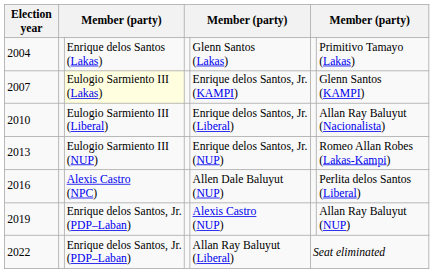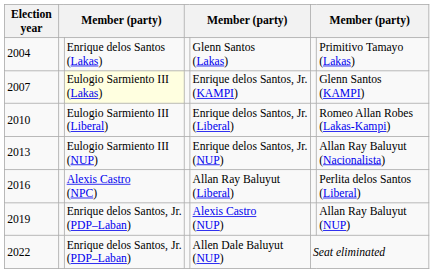(363, 120) Allan Ray Baluyut (Nacionalista) -> (366, 120) Romeo Allan Robes (Lakas-Kampi)
(366, 153) Romeo Allan Robes (Lakas-Kampi) -> (363, 153) Allan Ray Baluyut (Nacionalista)
(238, 186) Allen Dale Baluyut (NUP) -> (236, 186) Allan Ray Baluyut (Liberal)
(236, 252) Allan Ray Baluyut (Liberal) -> (238, 252) Allen Dale Baluyut (NUP)
